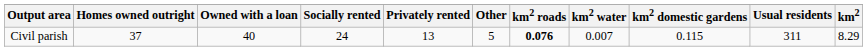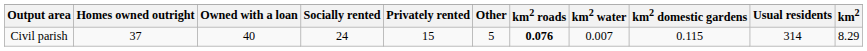(428, 36) 13 -> (428, 36) 15
(792, 36) 311 -> (792, 36) 314
